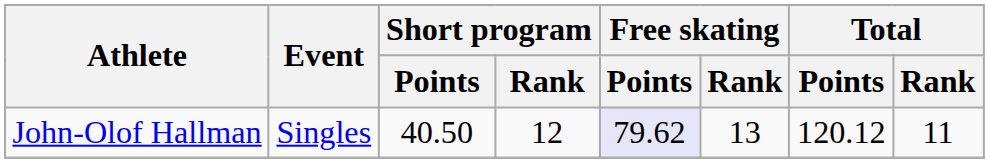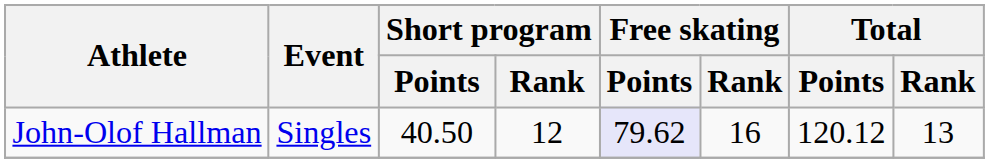(745, 132) 13 -> (745, 132) 16
(938, 132) 11 -> (938, 132) 13
